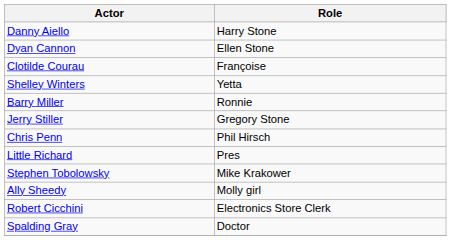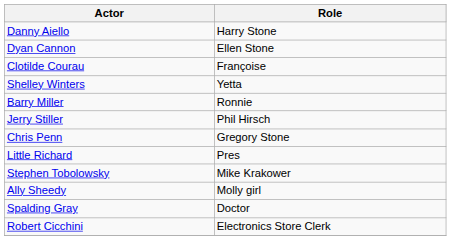(253, 119) Gregory Stone -> (243, 119) Phil Hirsch
(243, 137) Phil Hirsch -> (253, 137) Gregory Stone
rows swapped: (42, 226) <-> (45, 208)
